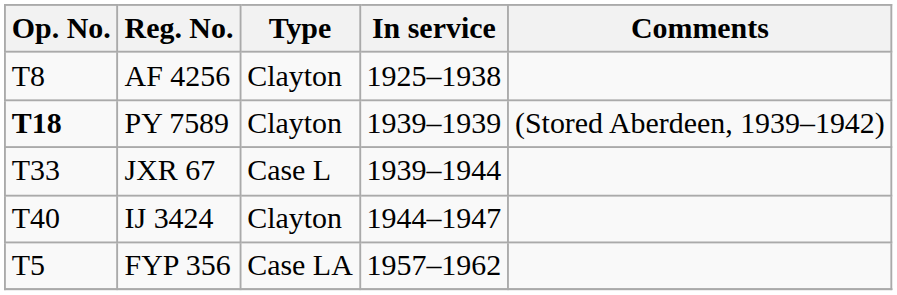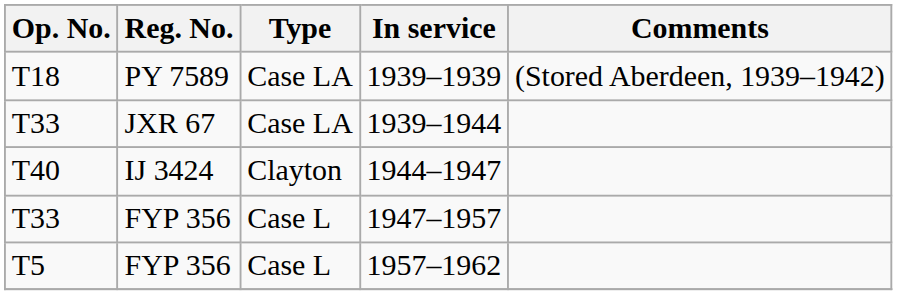- row: (434, 75)
(37, 123) bold -> (36, 75) normal
(295, 123) Clayton -> (300, 75) Case LA
(289, 170) Case L -> (300, 123) Case LA
+ row: (434, 218)
(300, 265) Case LA -> (289, 265) Case L
